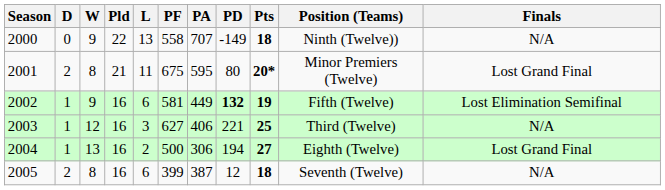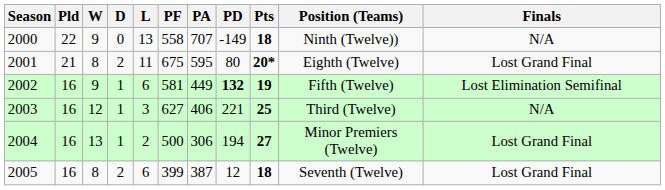columns swapped: (119, 16) <-> (67, 16)
(351, 71) Minor Premiers (Twelve) -> (351, 62) Eighth (Twelve)
(351, 149) Eighth (Twelve) -> (351, 141) Minor Premiers (Twelve)
(542, 172) N/A -> (542, 172) Lost Grand Final
